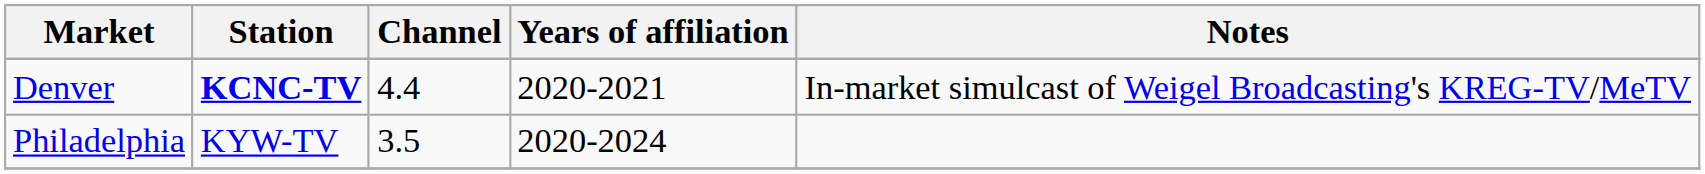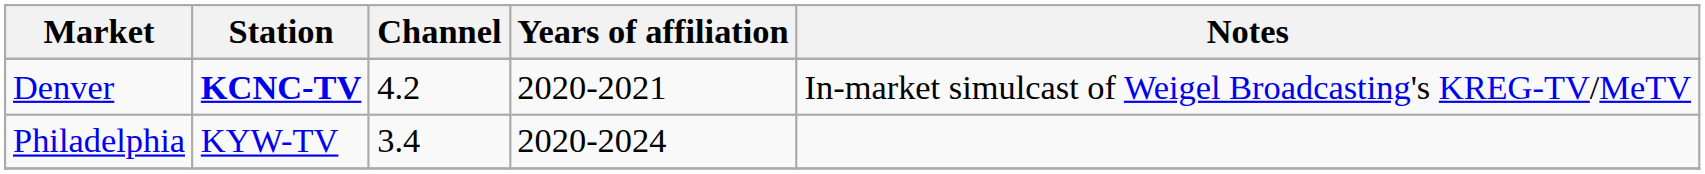(399, 86) 4.4 -> (399, 86) 4.2
(399, 140) 3.5 -> (399, 140) 3.4
